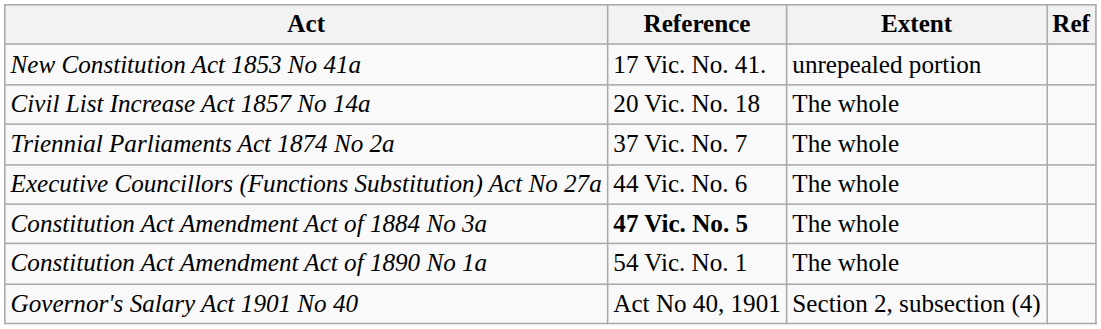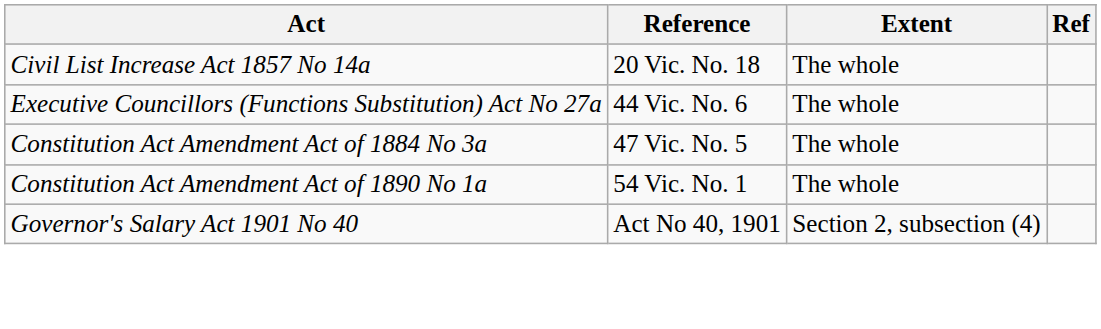- row: (186, 64)
- row: (203, 143)
(681, 223) bold -> (680, 143) normal
